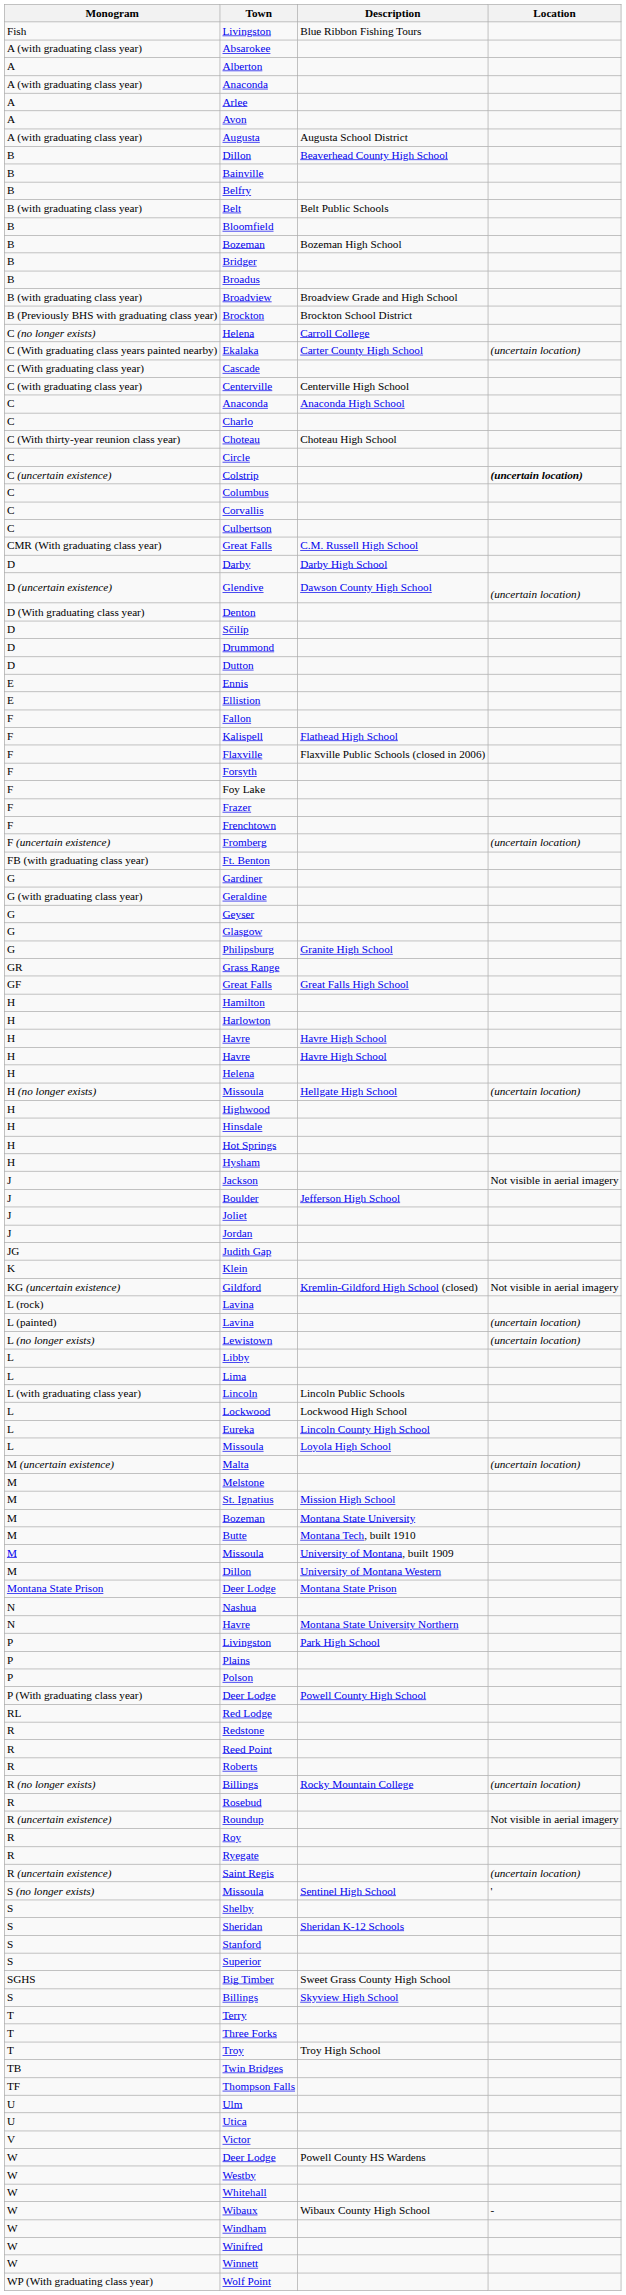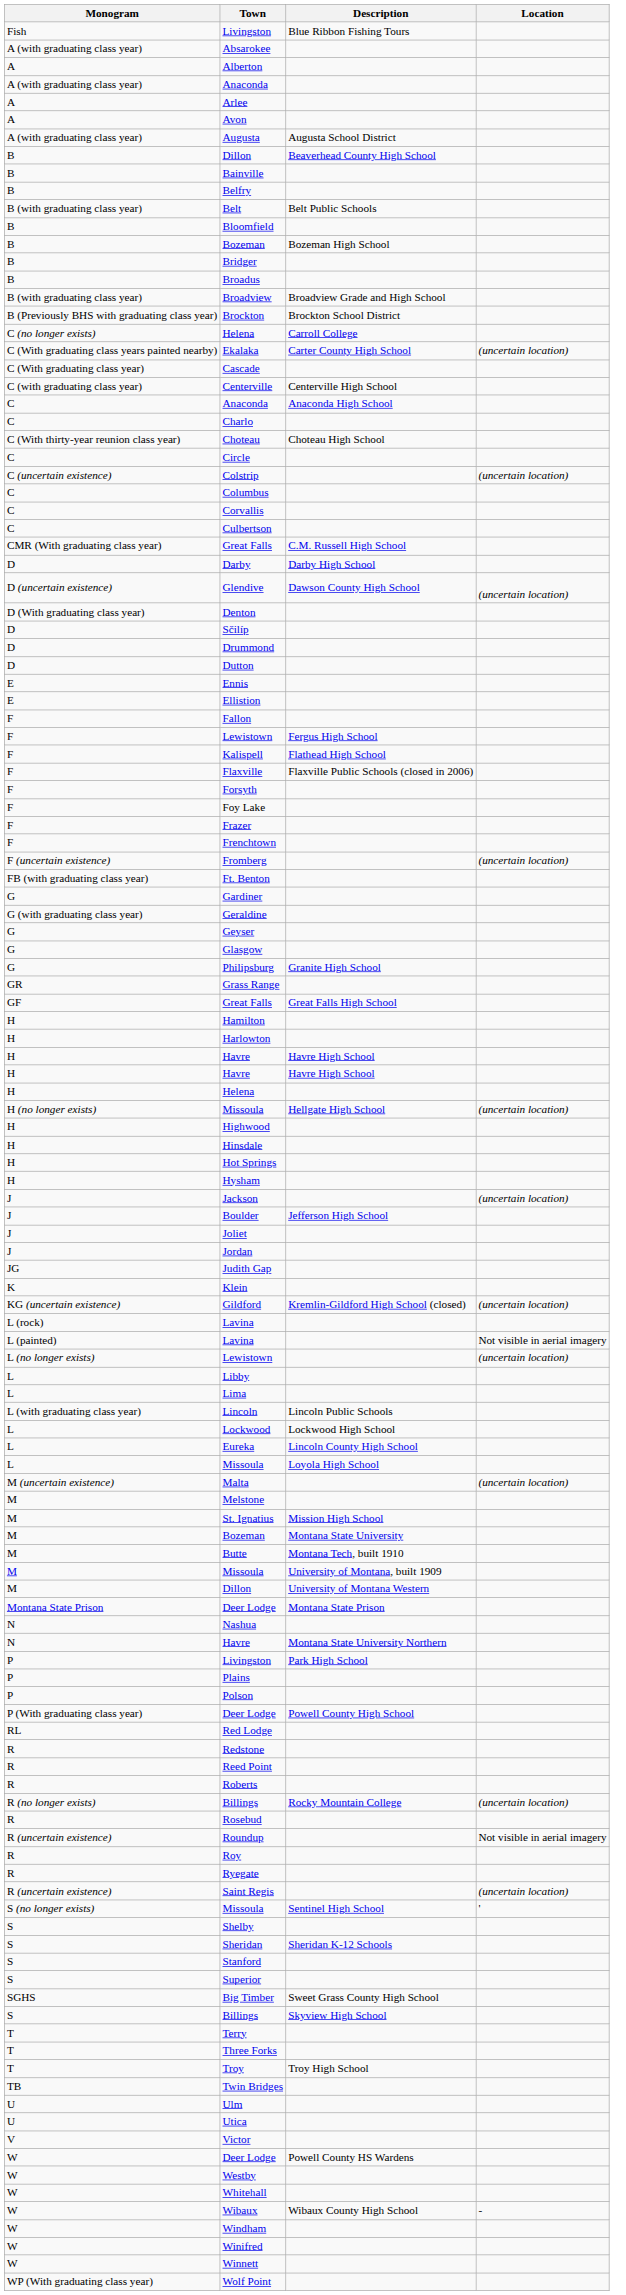(537, 475) bold -> (523, 475) normal
+ row: (10, 736)
(554, 1180) Not visible in aerial imagery -> (523, 1198) (uncertain location)
(554, 1287) Not visible in aerial imagery -> (523, 1304) (uncertain location)
(535, 1322) (uncertain location) -> (543, 1340) Not visible in aerial imagery
- row: (13, 2086)
